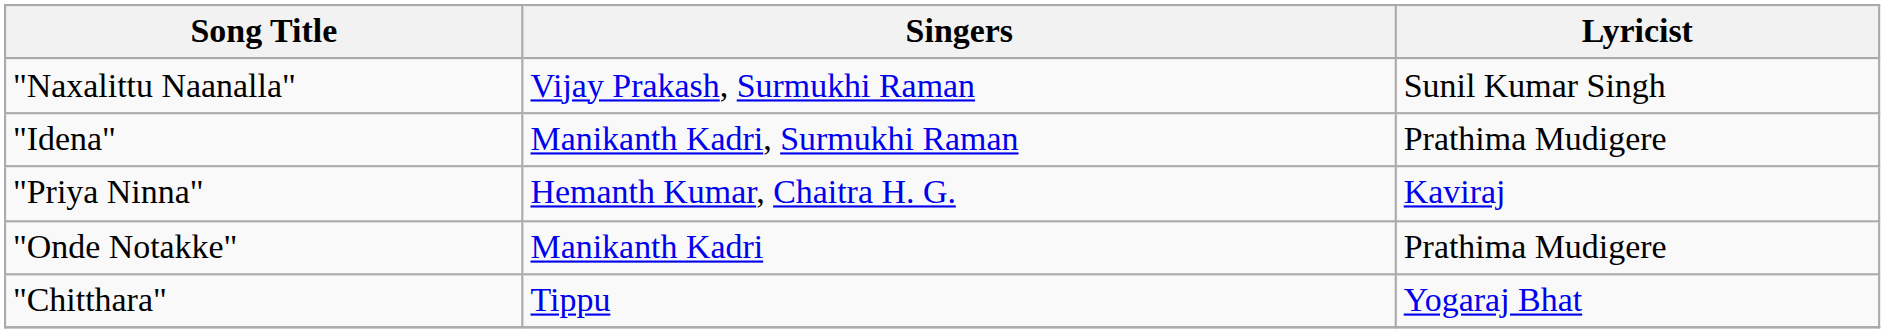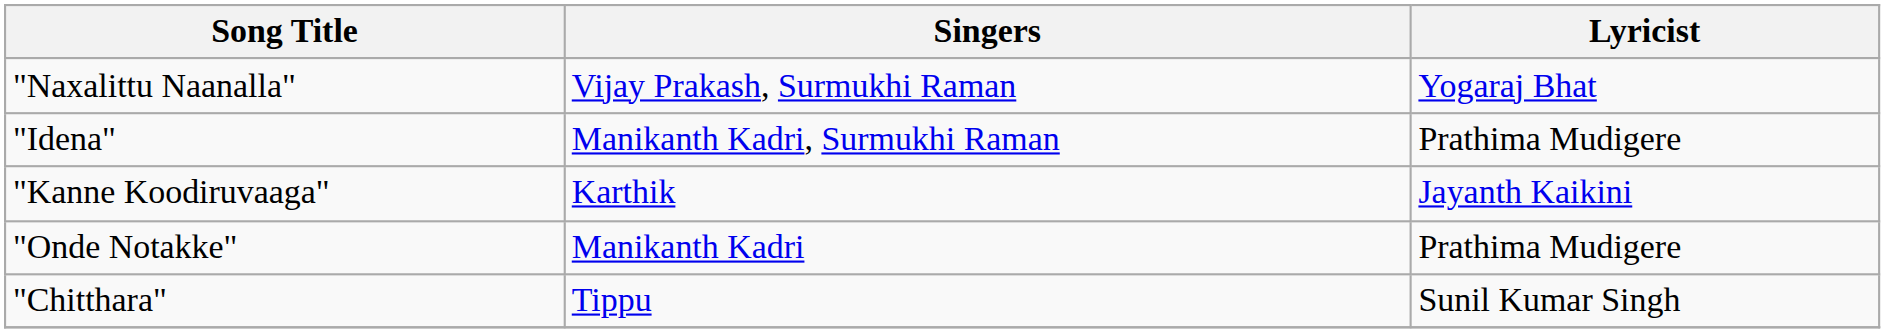(1535, 85) Sunil Kumar Singh -> (1508, 85) Yogaraj Bhat
- row: (108, 192)
+ row: (171, 192)
(1493, 300) Yogaraj Bhat -> (1549, 300) Sunil Kumar Singh
